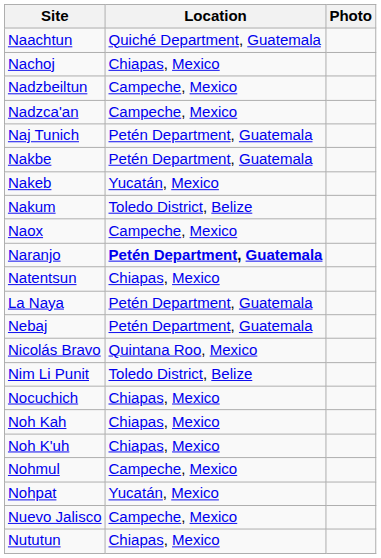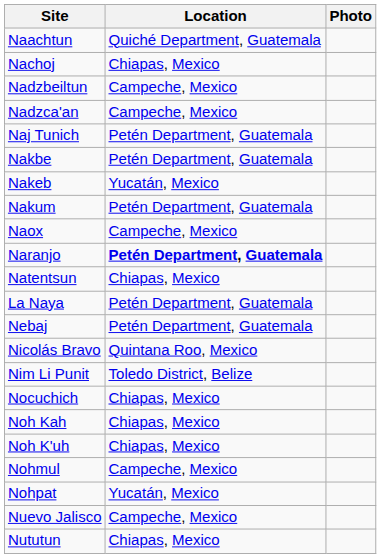(180, 207) Toledo District, Belize -> (210, 207) Petén Department, Guatemala
